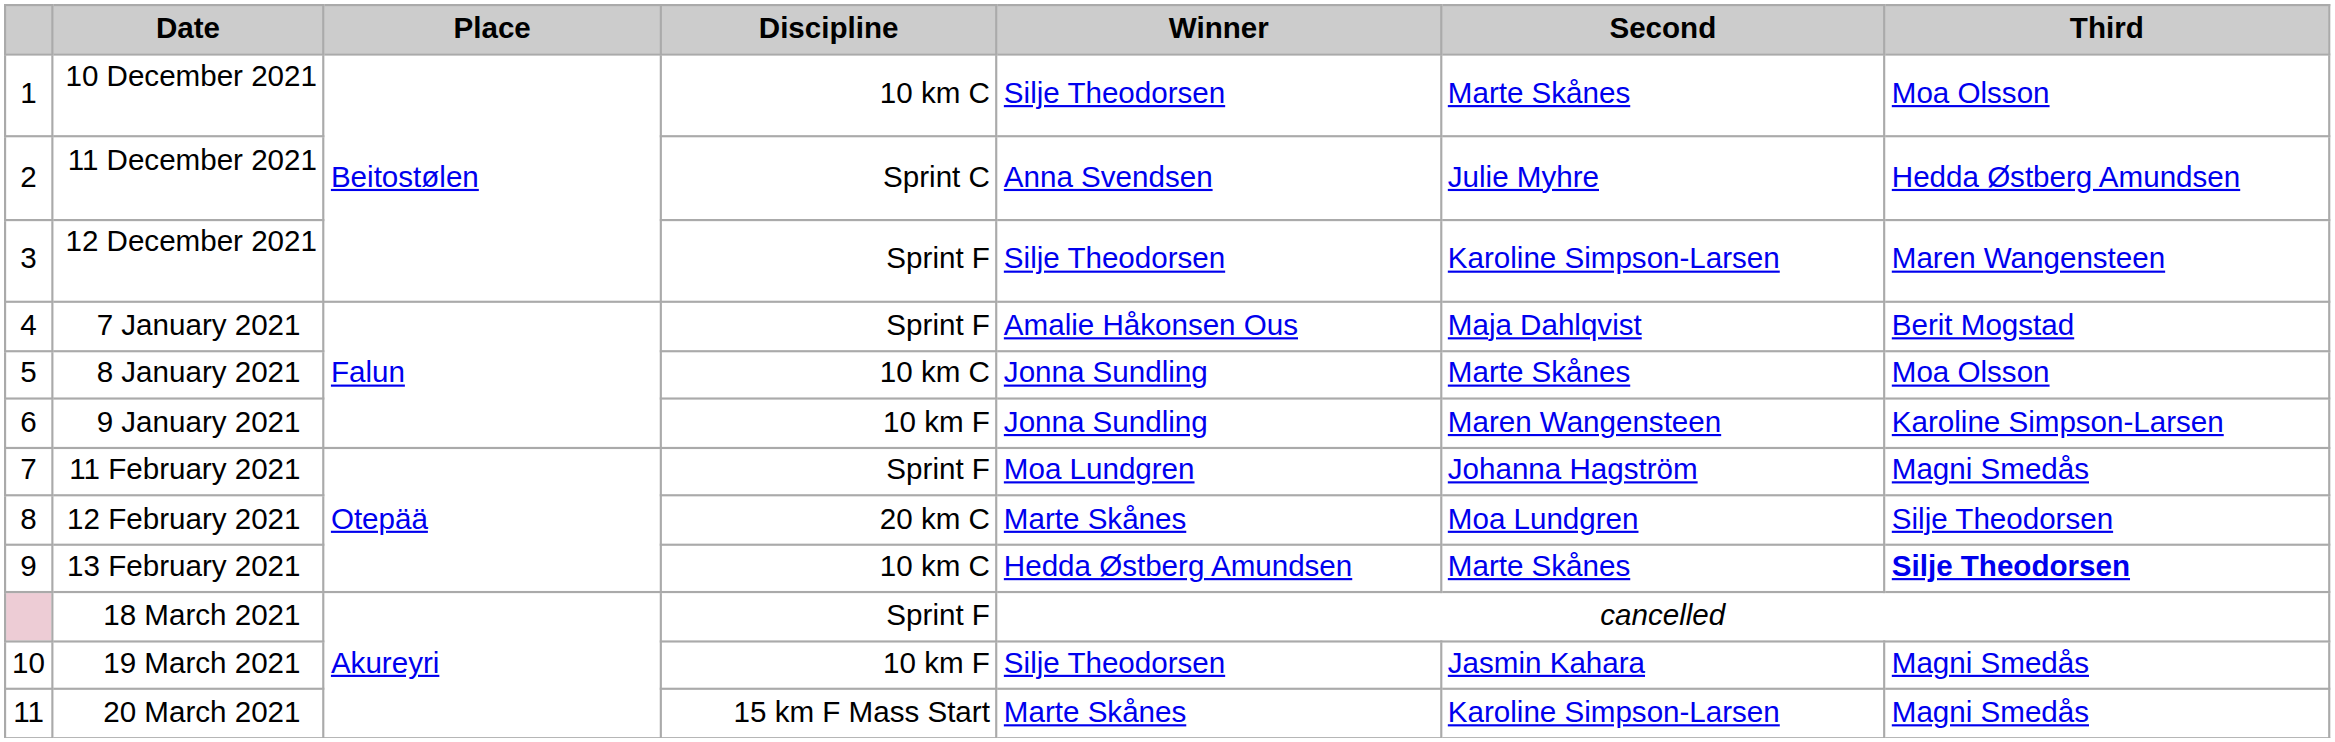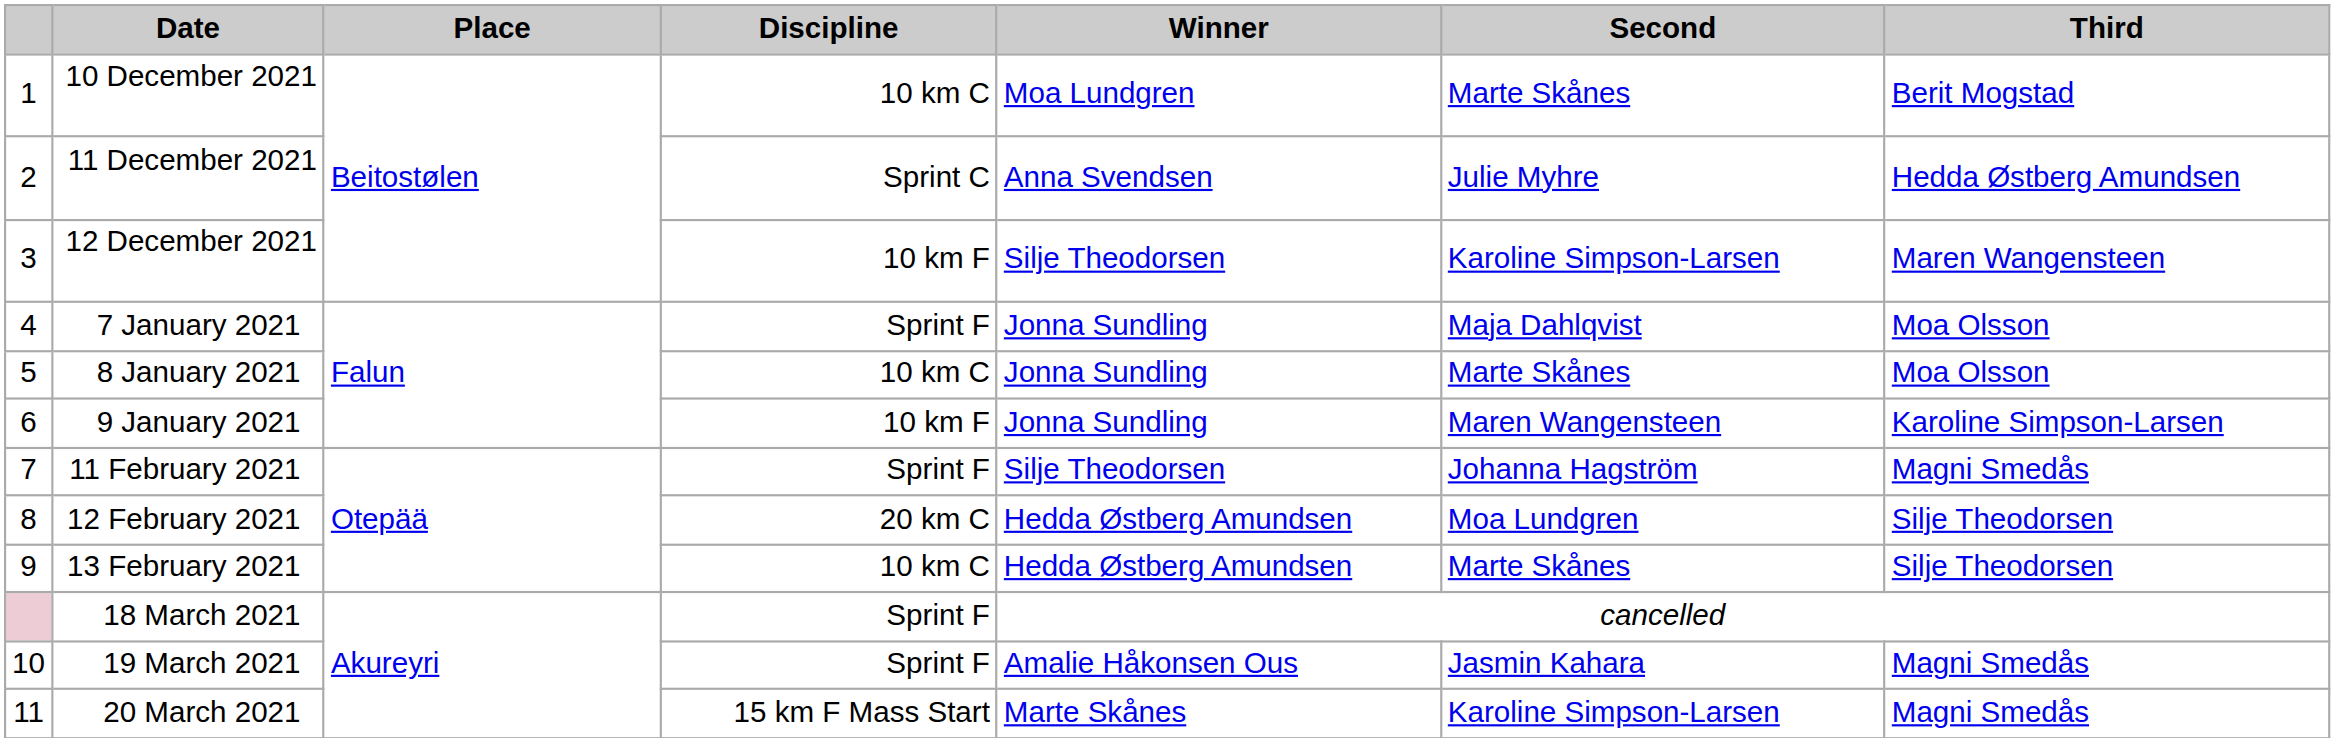(1115, 94) Silje Theodorsen -> (1099, 94) Moa Lundgren
(1971, 94) Moa Olsson -> (1983, 94) Berit Mogstad
(938, 259) Sprint F -> (936, 259) 10 km F
(1151, 325) Amalie Håkonsen Ous -> (1106, 325) Jonna Sundling
(1983, 325) Berit Mogstad -> (1971, 325) Moa Olsson
(1099, 470) Moa Lundgren -> (1115, 470) Silje Theodorsen
(1095, 518) Marte Skånes -> (1178, 518) Hedda Østberg Amundsen
(2011, 567) bold -> (2002, 567) normal
(936, 663) 10 km F -> (938, 663) Sprint F
(1115, 663) Silje Theodorsen -> (1151, 663) Amalie Håkonsen Ous
